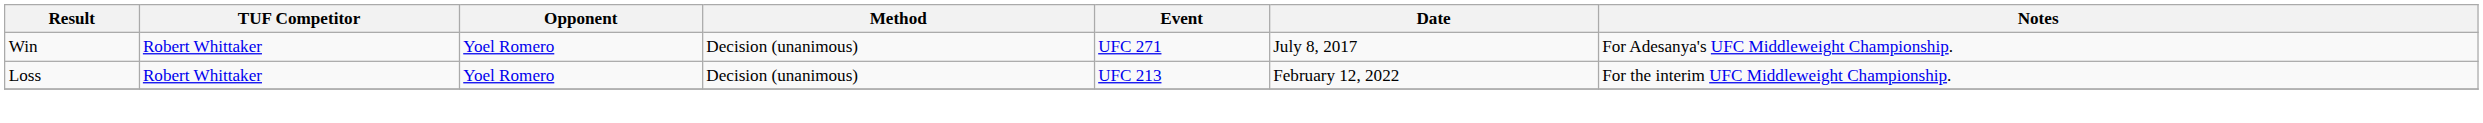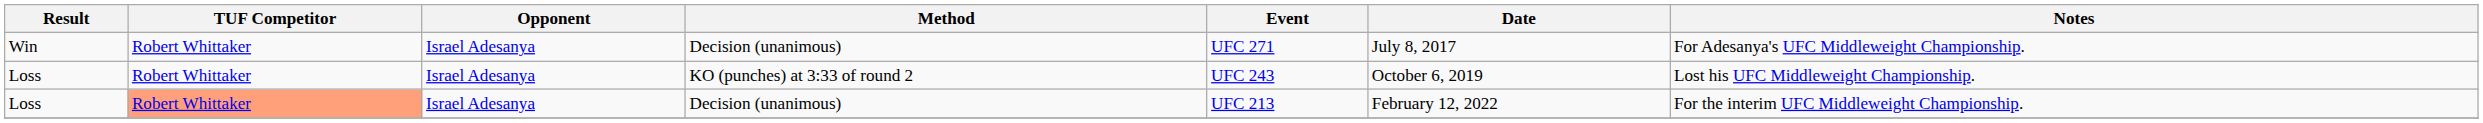(509, 46) Yoel Romero -> (481, 46) Israel Adesanya
+ row: (25, 74)
(202, 74) no background -> (191, 103) lightsalmon background
(509, 74) Yoel Romero -> (481, 103) Israel Adesanya
